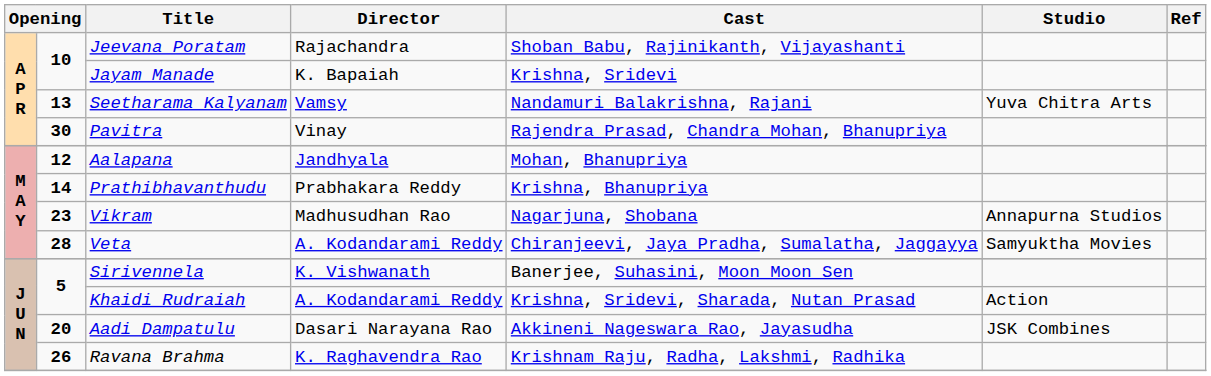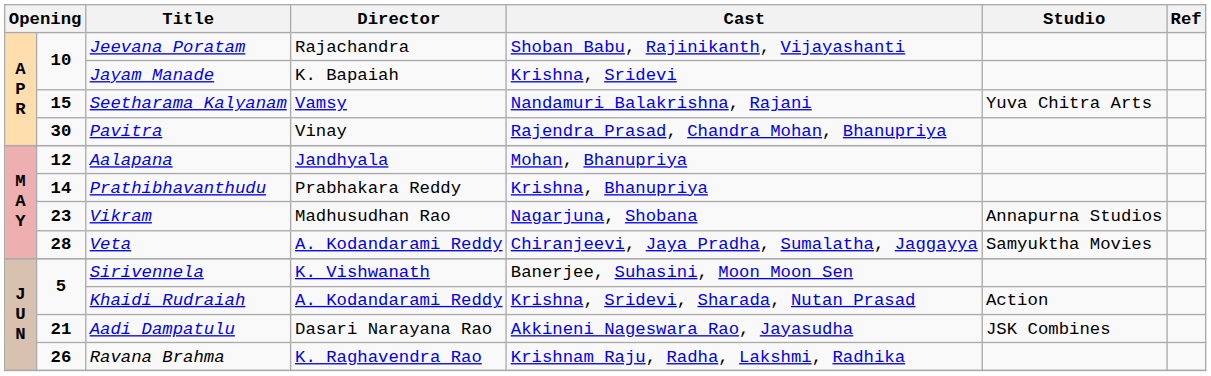(61, 103) 13 -> (61, 103) 15
(61, 329) 20 -> (61, 329) 21
